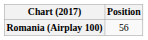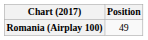(124, 27) 56 -> (124, 27) 49
